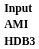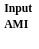- row: (20, 41)
